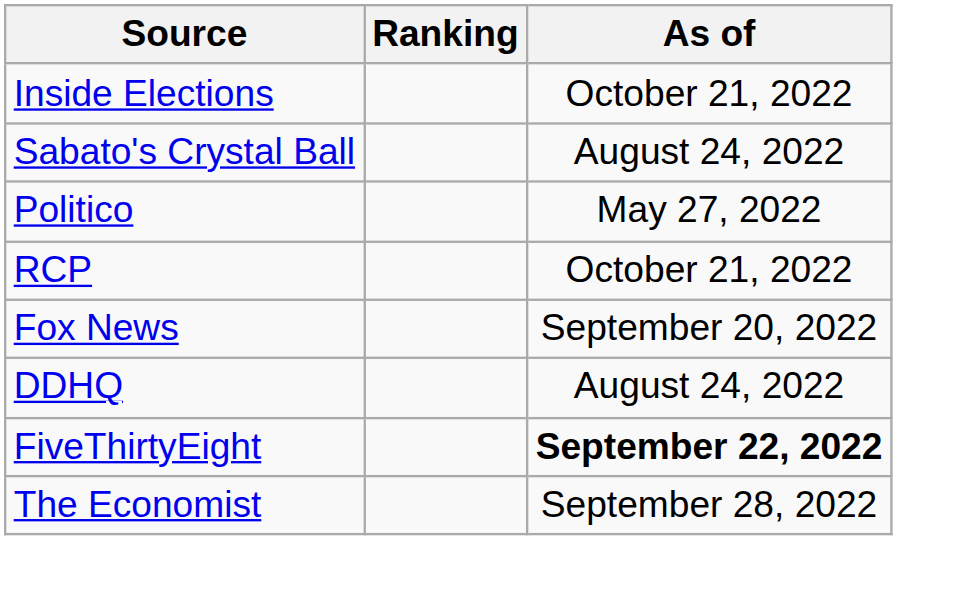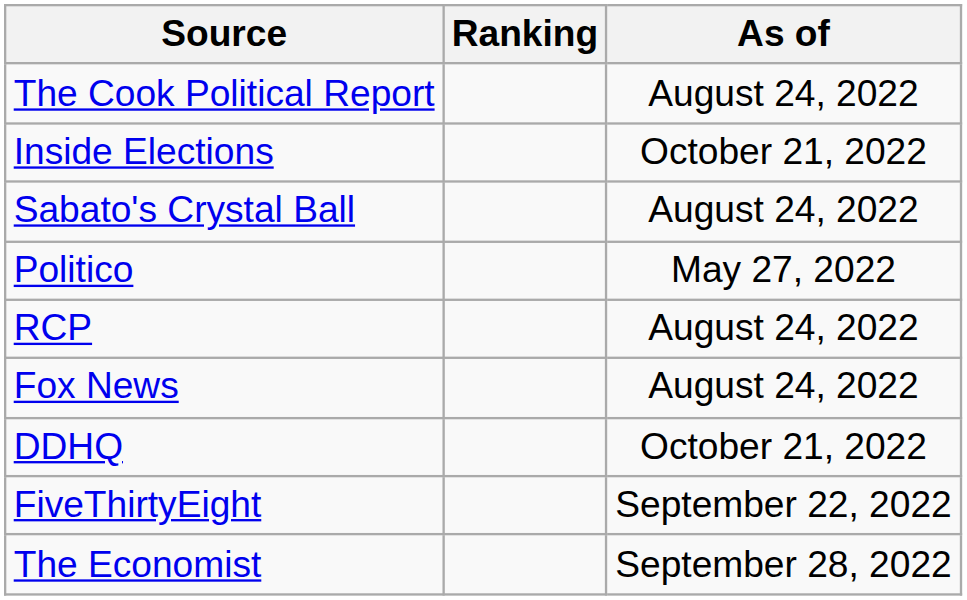+ row: (224, 92)
(709, 269) October 21, 2022 -> (783, 328) August 24, 2022
(709, 328) September 20, 2022 -> (783, 387) August 24, 2022
(709, 387) August 24, 2022 -> (783, 446) October 21, 2022
(709, 446) bold -> (783, 504) normal
